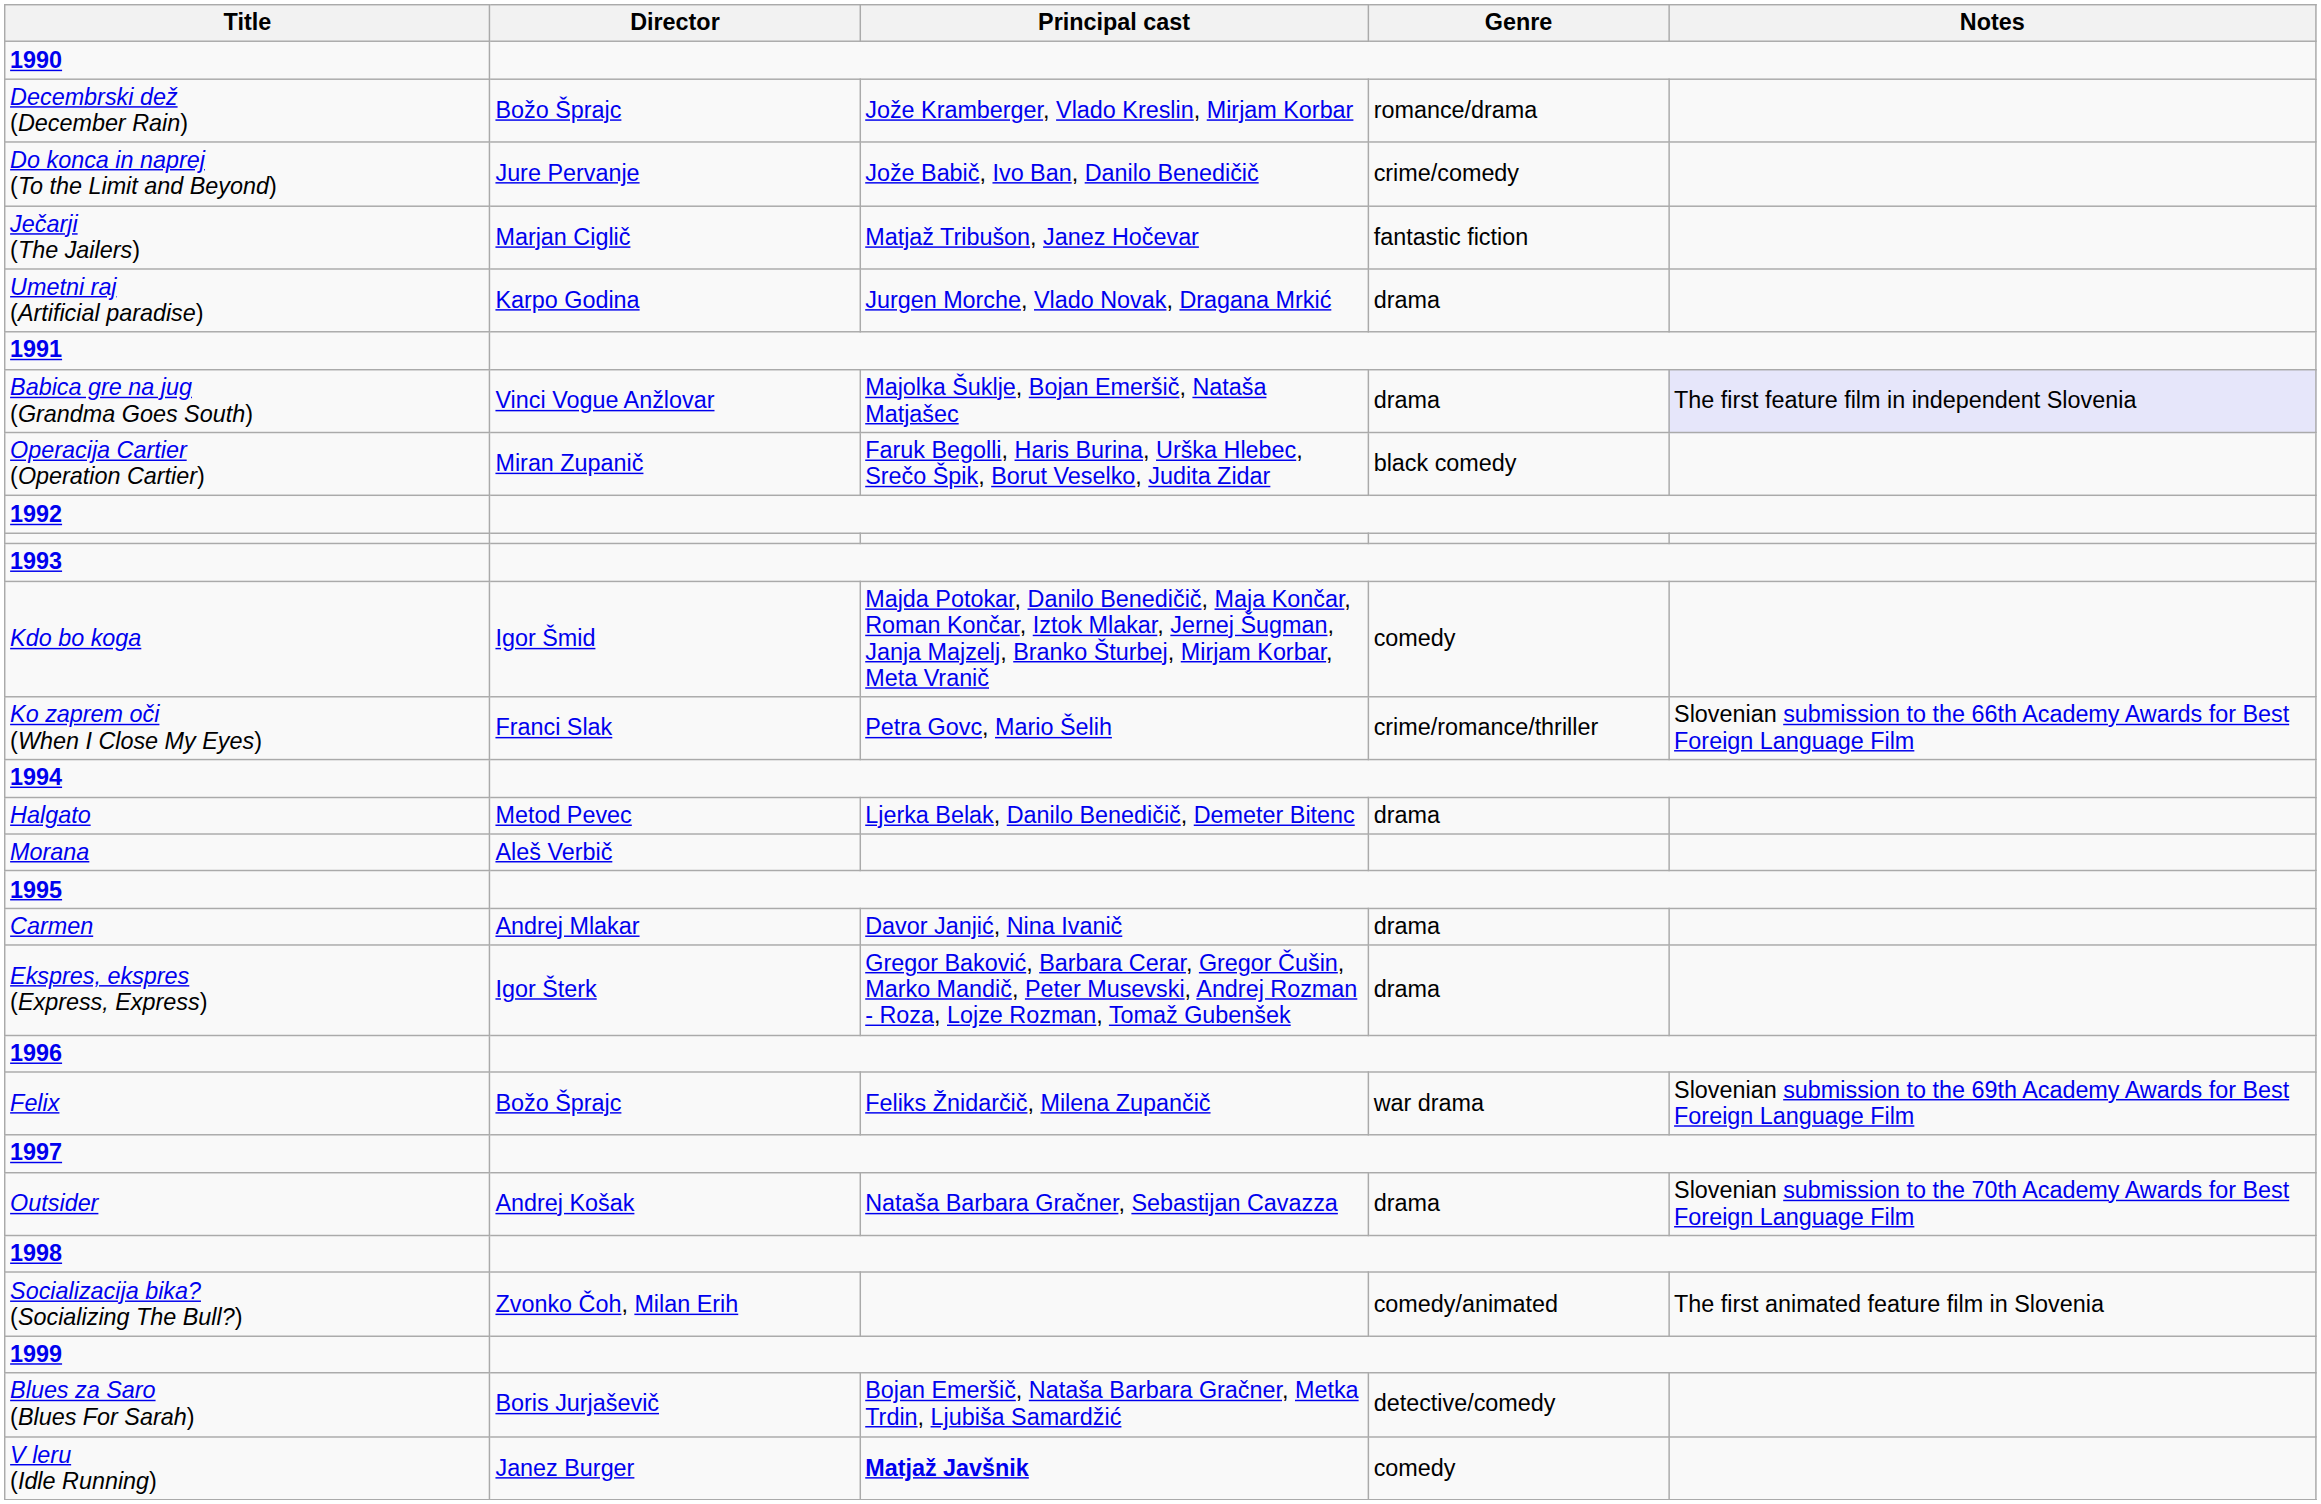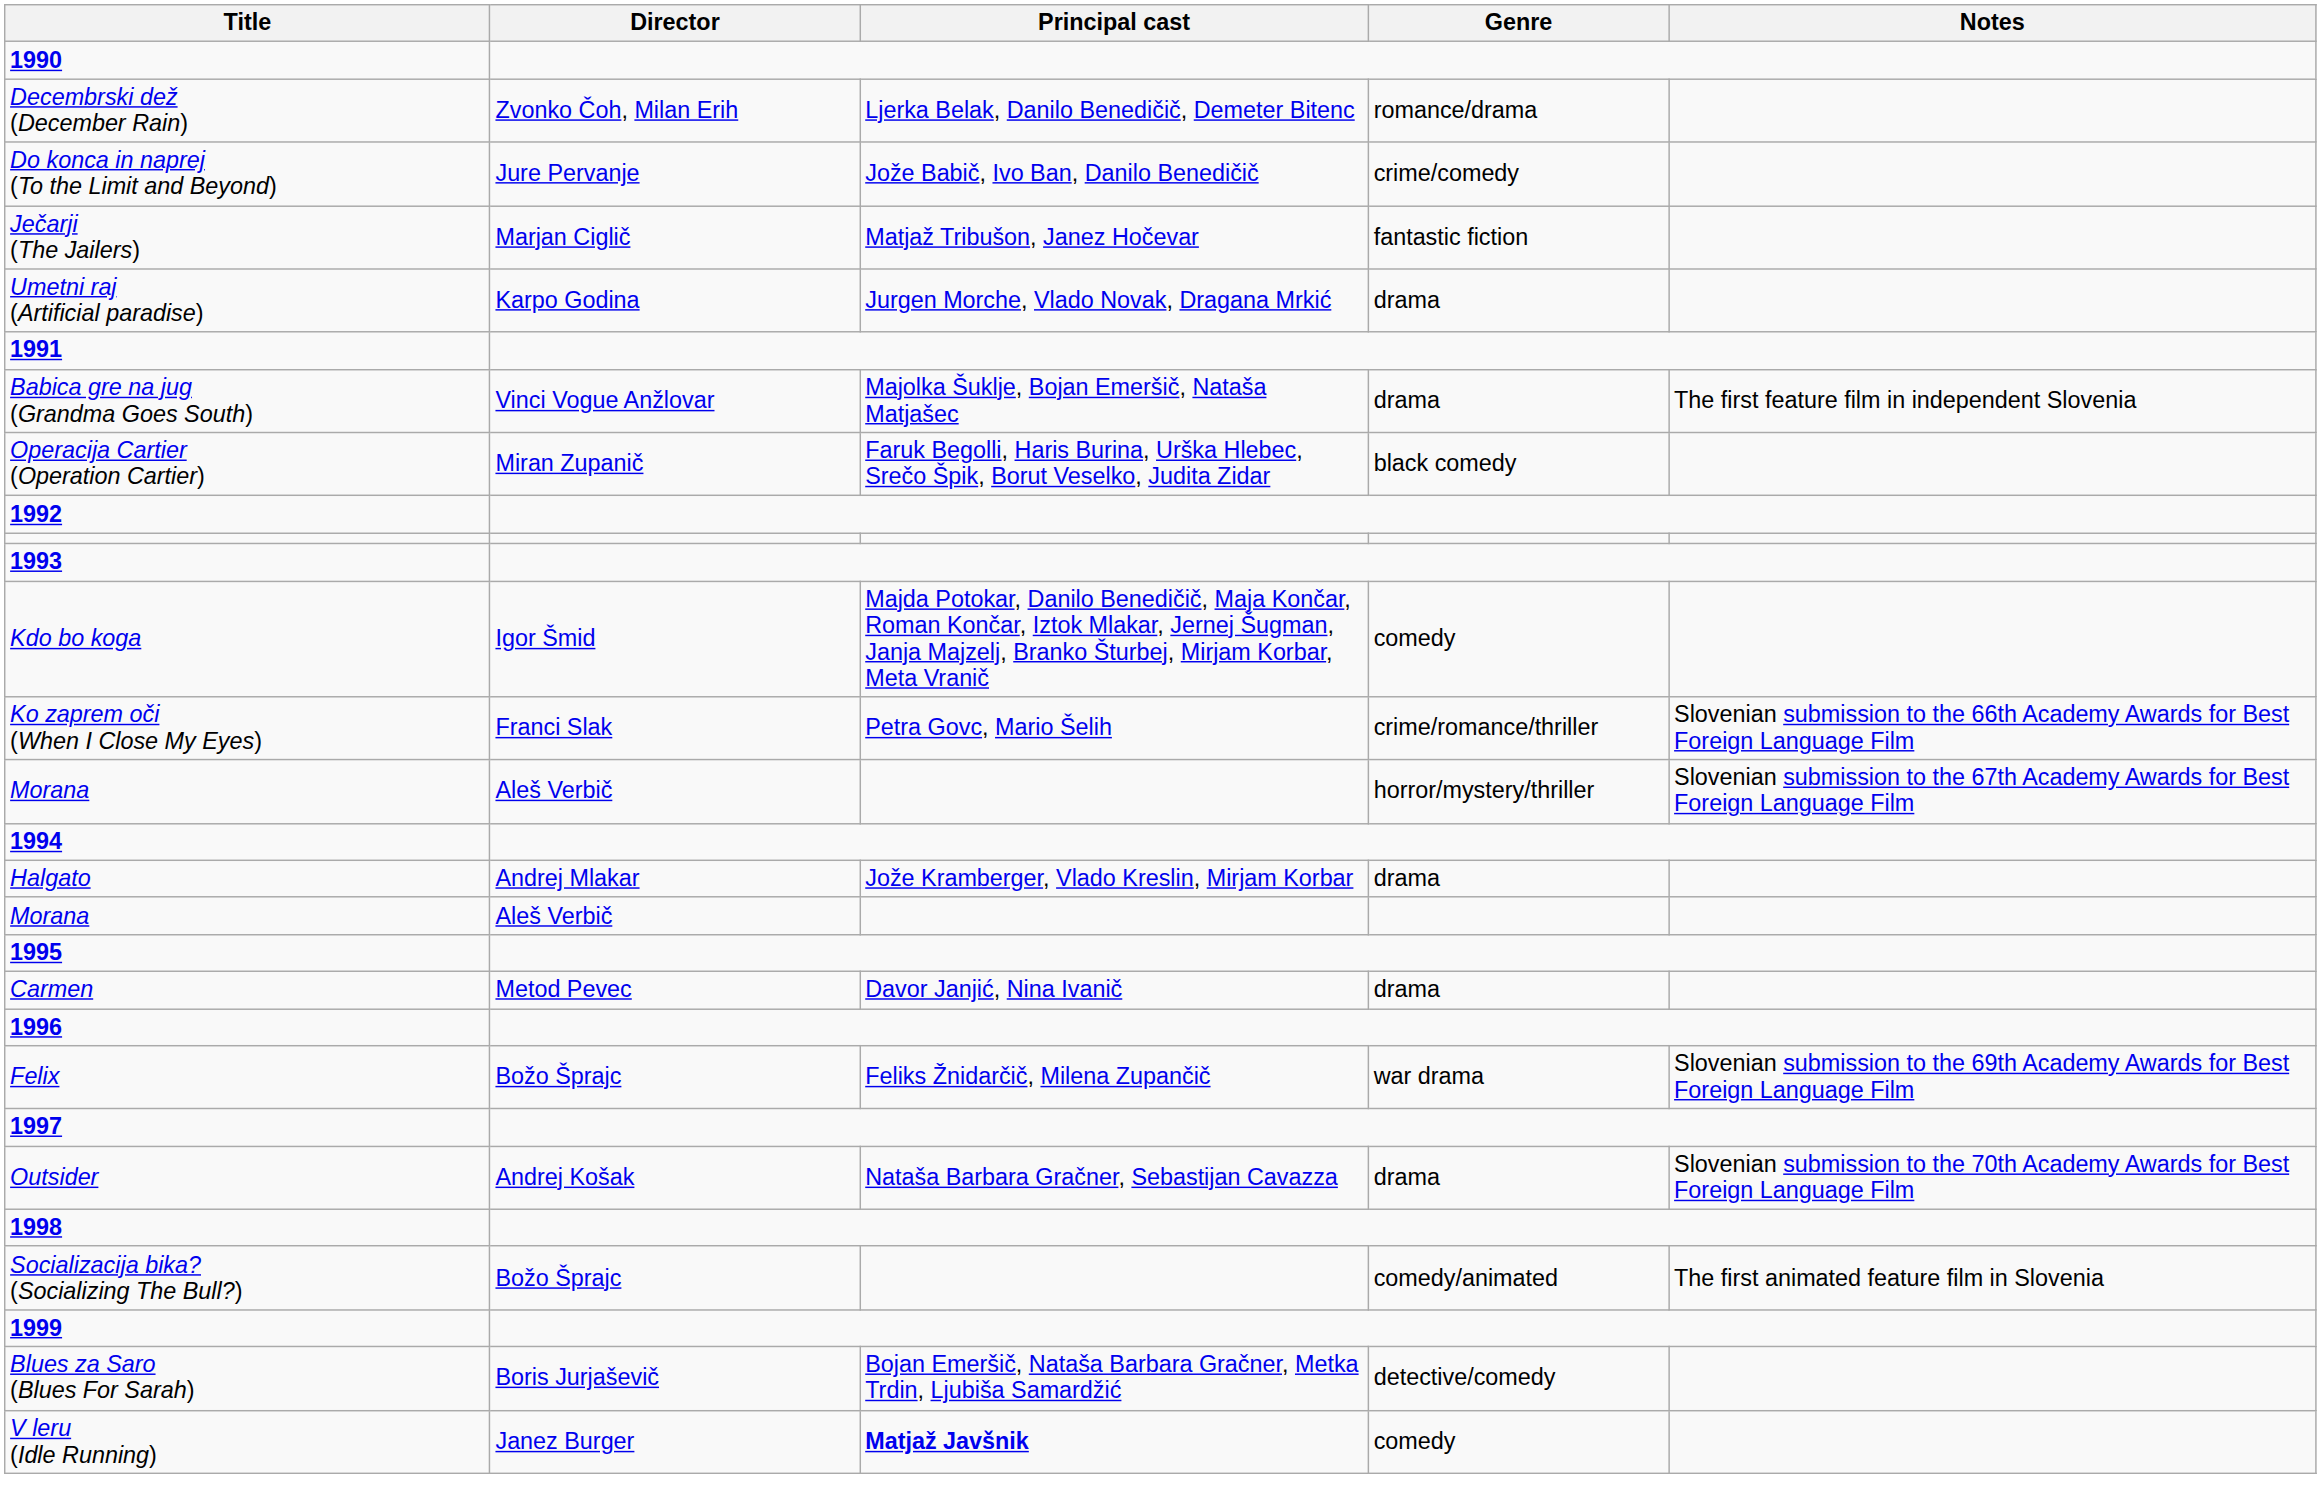(558, 110) Božo Šprajc -> (617, 110) Zvonko Čoh, Milan Erih
(1109, 110) Jože Kramberger, Vlado Kreslin, Mirjam Korbar -> (1110, 110) Ljerka Belak, Danilo Benedičič, Demeter Bitenc
(1905, 400) lavender background -> (1905, 400) no background
+ row: (50, 791)
(564, 815) Metod Pevec -> (568, 878) Andrej Mlakar
(1110, 815) Ljerka Belak, Danilo Benedičič, Demeter Bitenc -> (1109, 878) Jože Kramberger, Vlado Kreslin, Mirjam Korbar
(568, 926) Andrej Mlakar -> (564, 989) Metod Pevec
- row: (109, 989)
(617, 1303) Zvonko Čoh, Milan Erih -> (558, 1277) Božo Šprajc
